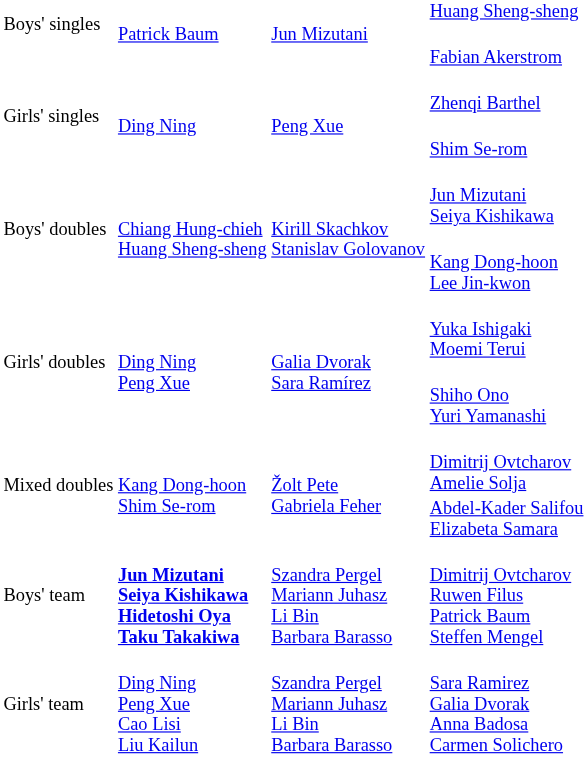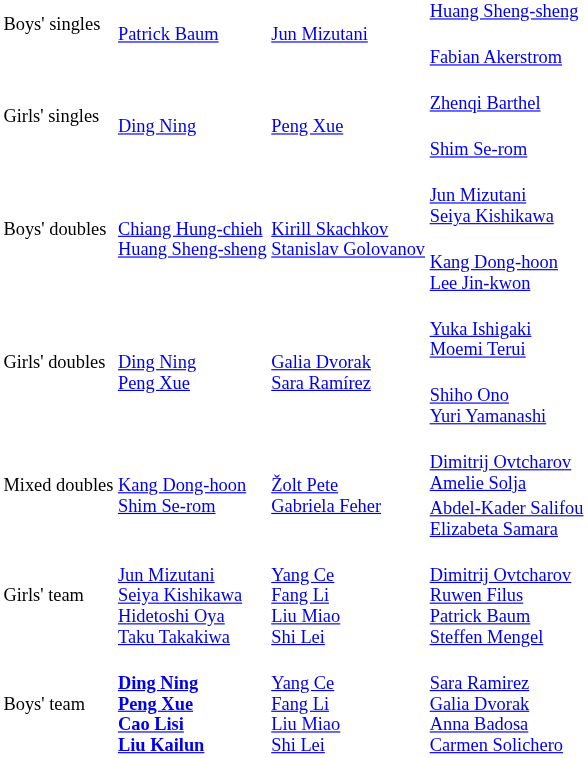(44, 595) Boys' team -> (44, 595) Girls' team
(183, 605) bold -> (180, 605) normal
(332, 605) Szandra Pergel Mariann Juhasz Li Bin Barbara Barasso -> (306, 605) Yang Ce Fang Li Liu Miao Shi Lei
(44, 703) Girls' team -> (44, 703) Boys' team
(158, 714) normal -> (161, 714) bold
(332, 714) Szandra Pergel Mariann Juhasz Li Bin Barbara Barasso -> (306, 714) Yang Ce Fang Li Liu Miao Shi Lei
